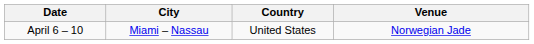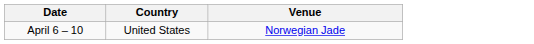- column: (169, 13)
